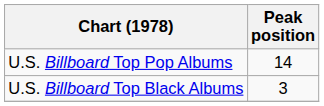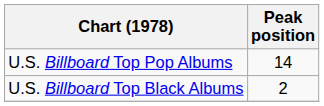(283, 88) 3 -> (283, 88) 2
